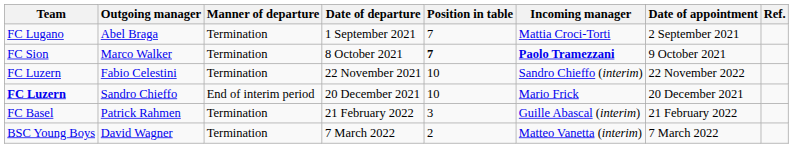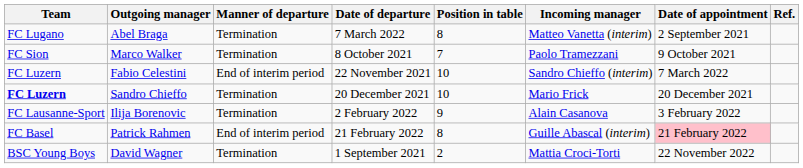(370, 34) 1 September 2021 -> (370, 34) 7 March 2022
(430, 34) 7 -> (440, 34) 8
(565, 34) Mattia Croci-Torti -> (590, 34) Matteo Vanetta (interim)
(430, 53) bold -> (440, 53) normal
(567, 53) bold -> (573, 53) normal
(237, 73) Termination -> (270, 73) End of interim period
(697, 73) 22 November 2022 -> (693, 73) 7 March 2022
(261, 93) End of interim period -> (247, 93) Termination
+ row: (148, 113)
(237, 113) Termination -> (270, 133) End of interim period
(430, 113) 3 -> (440, 133) 8
(693, 113) no background -> (702, 133) pink background
(360, 133) 7 March 2022 -> (380, 152) 1 September 2021
(580, 133) Matteo Vanetta (interim) -> (574, 152) Mattia Croci-Torti
(683, 133) 7 March 2022 -> (706, 152) 22 November 2022
